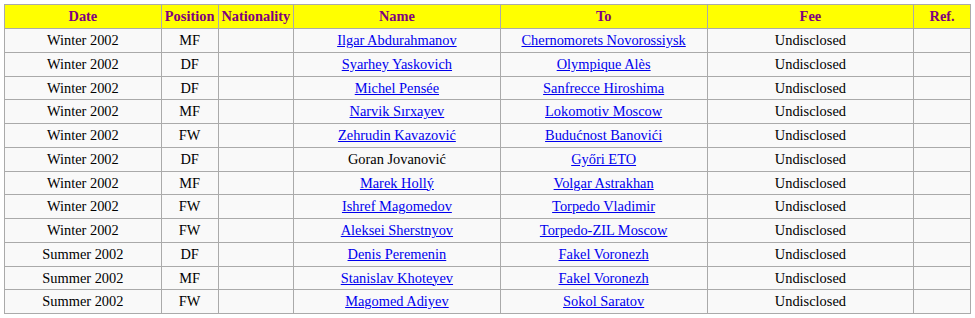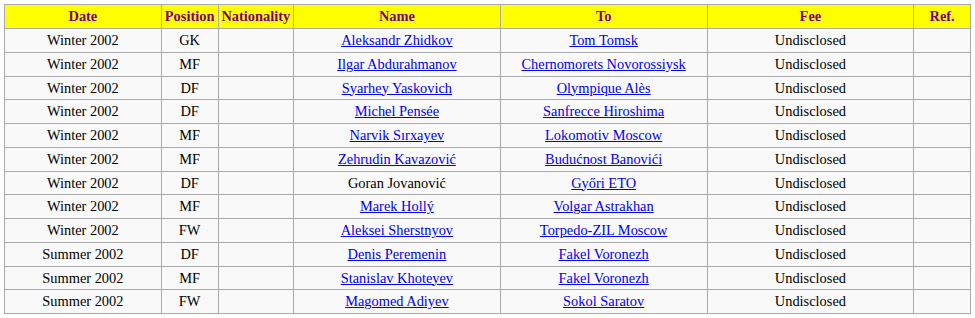+ row: (397, 40)
(190, 135) FW -> (190, 159) MF
- row: (397, 206)
